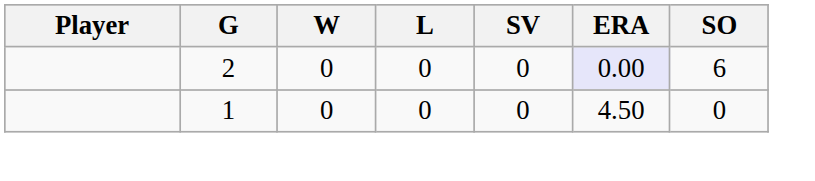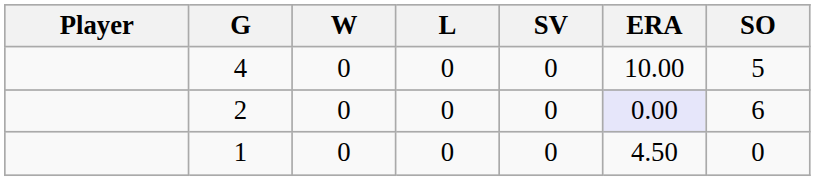+ row: (241, 68)
